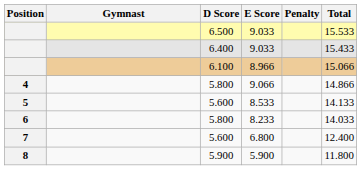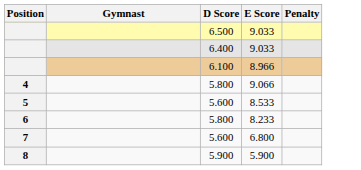- column: (339, 13)
